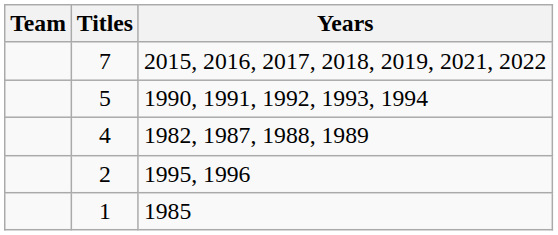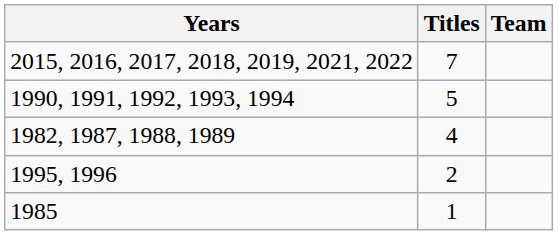columns swapped: (38, 23) <-> (345, 23)
